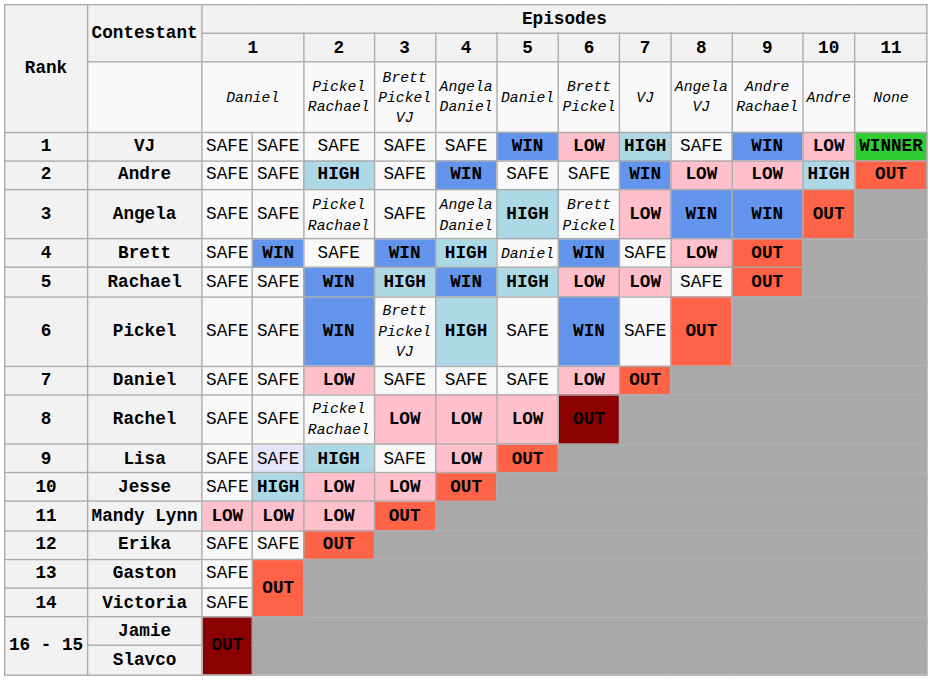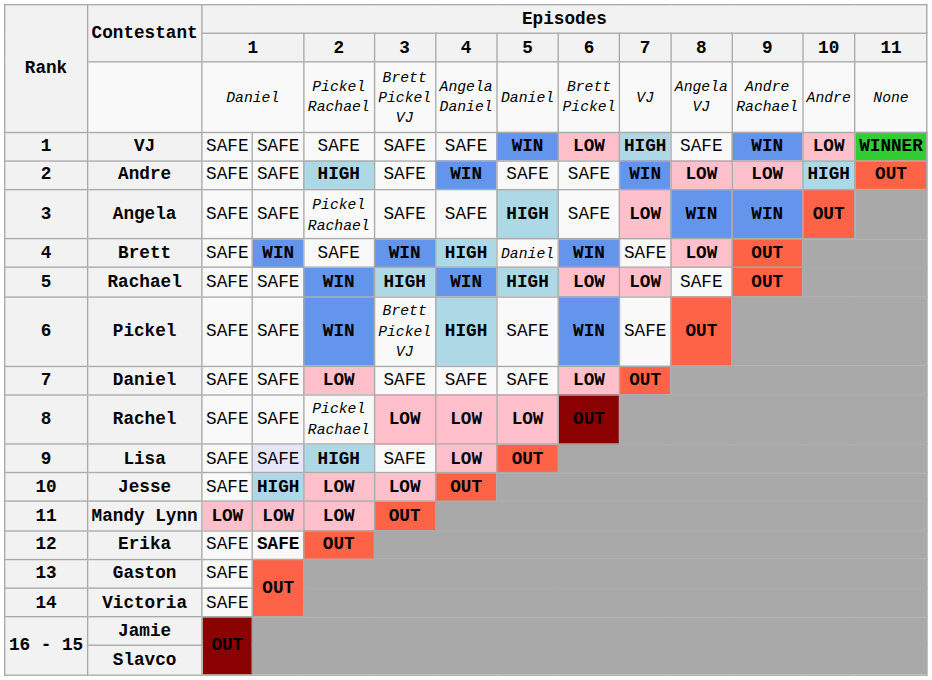(466, 215) Angela Daniel -> (466, 214) SAFE
(589, 215) Brett Pickel -> (589, 214) SAFE
(278, 545) normal -> (278, 545) bold
